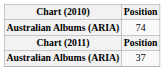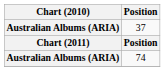rows swapped: (141, 58) <-> (141, 27)
